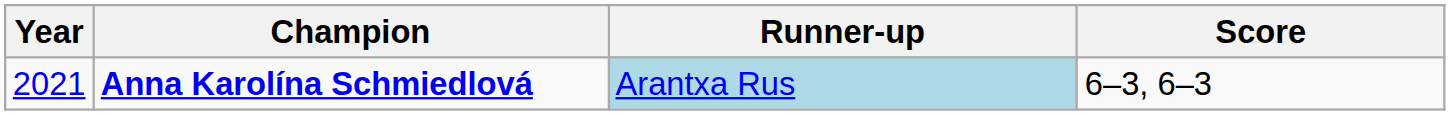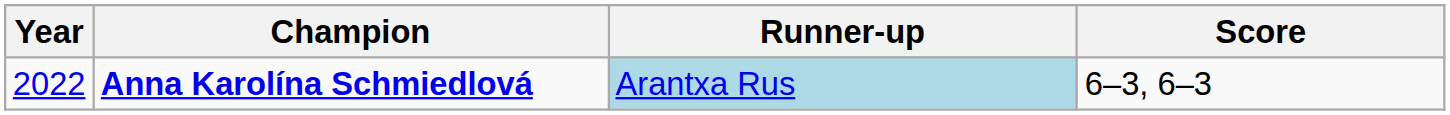(49, 83) 2021 -> (49, 83) 2022
